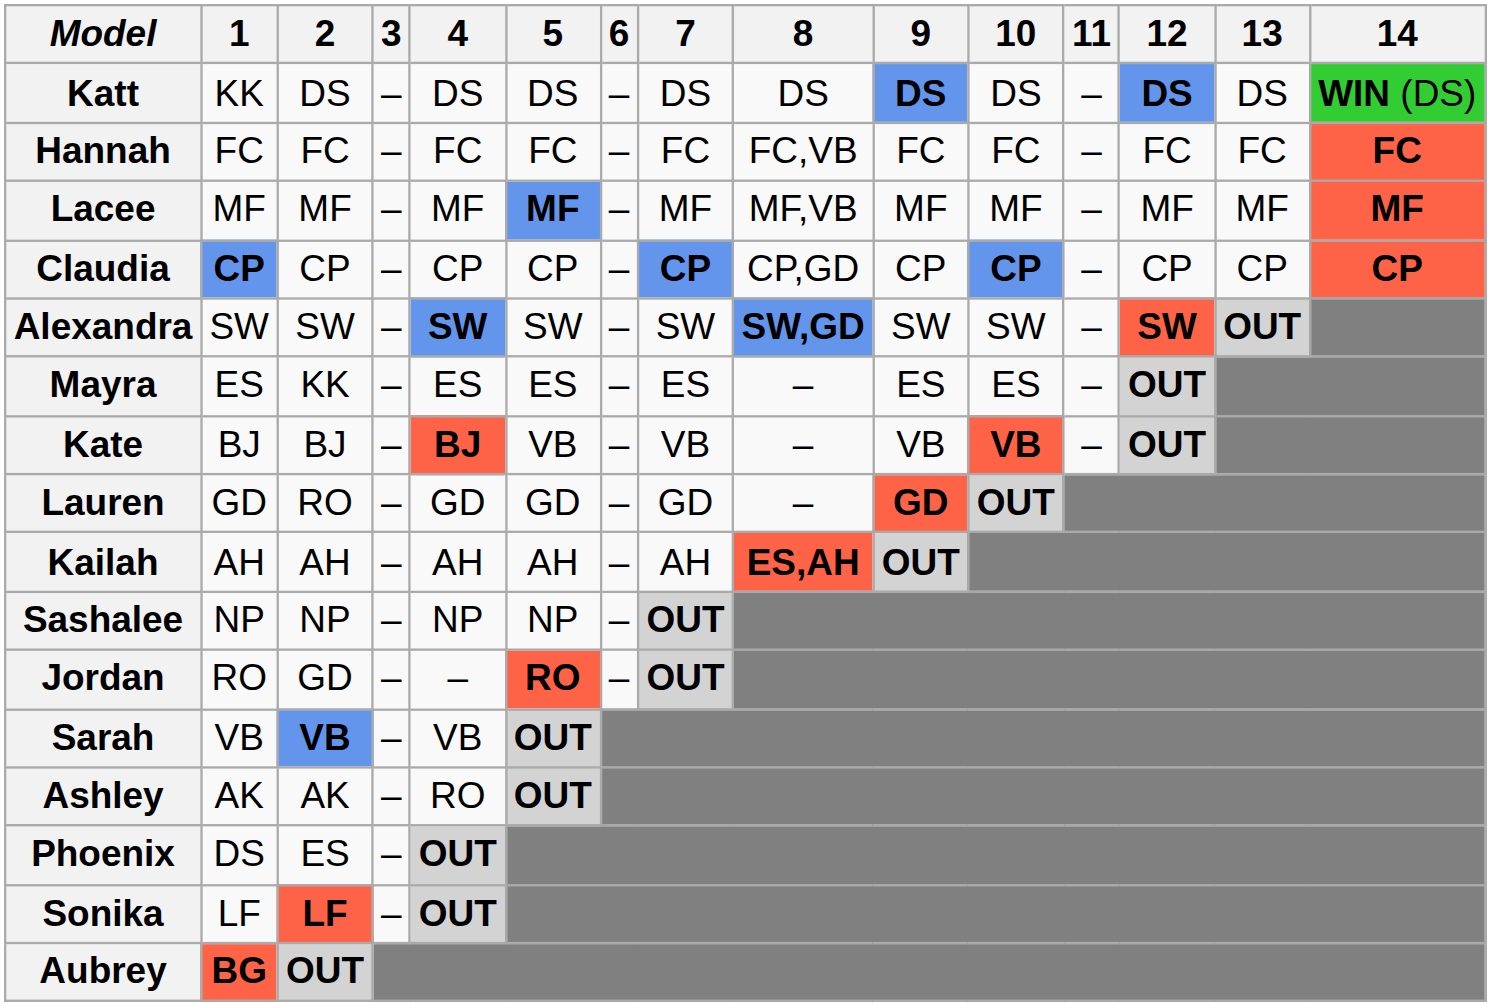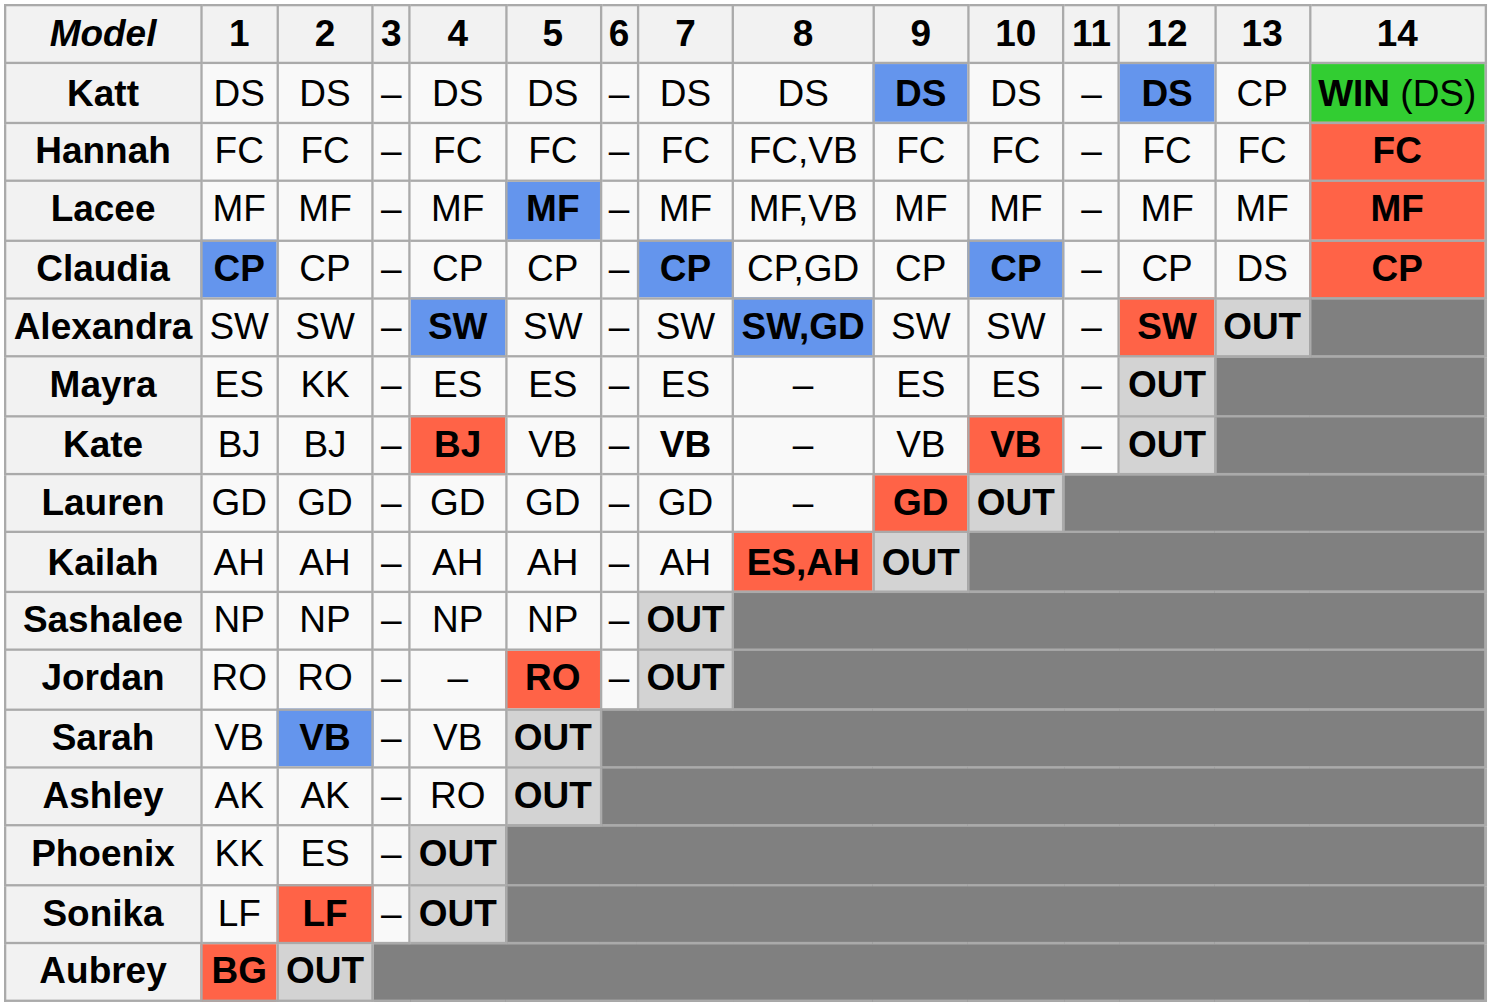(239, 92) KK -> (239, 92) DS
(1262, 92) DS -> (1262, 92) CP
(1262, 268) CP -> (1262, 268) DS
(685, 444) normal -> (685, 444) bold
(325, 502) RO -> (325, 502) GD
(325, 678) GD -> (325, 678) RO
(239, 854) DS -> (239, 854) KK
